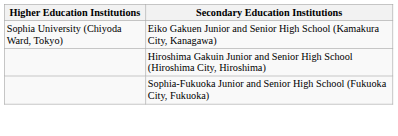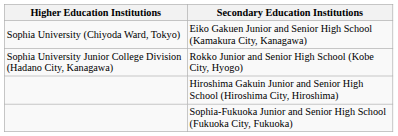+ row: (282, 62)
